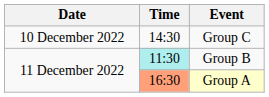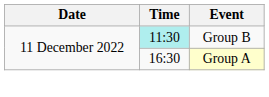- row: (227, 37)
(164, 80) lightsalmon background -> (164, 59) no background
